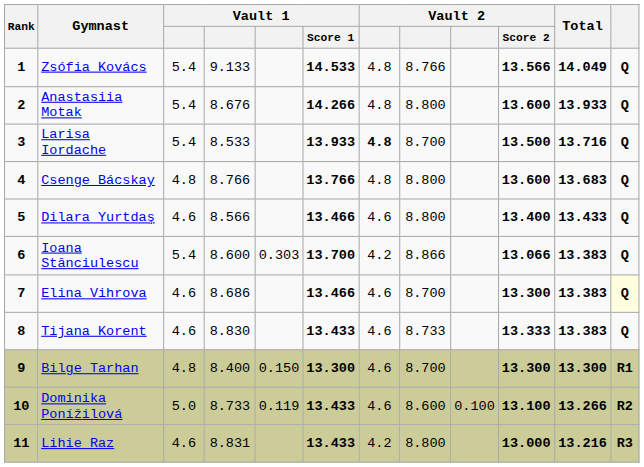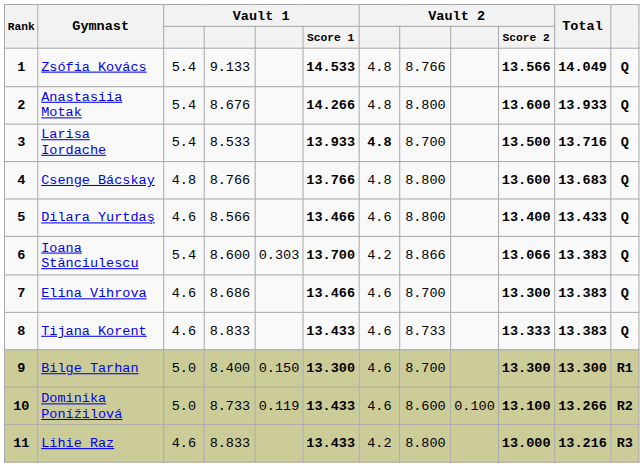(625, 293) lightyellow background -> (625, 293) no background
(230, 331) 8.830 -> (230, 331) 8.833
(184, 368) 4.8 -> (184, 368) 5.0
(230, 444) 8.831 -> (230, 444) 8.833
